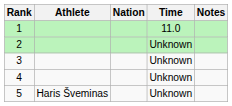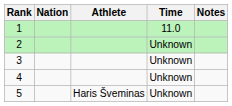columns swapped: (72, 12) <-> (129, 12)
